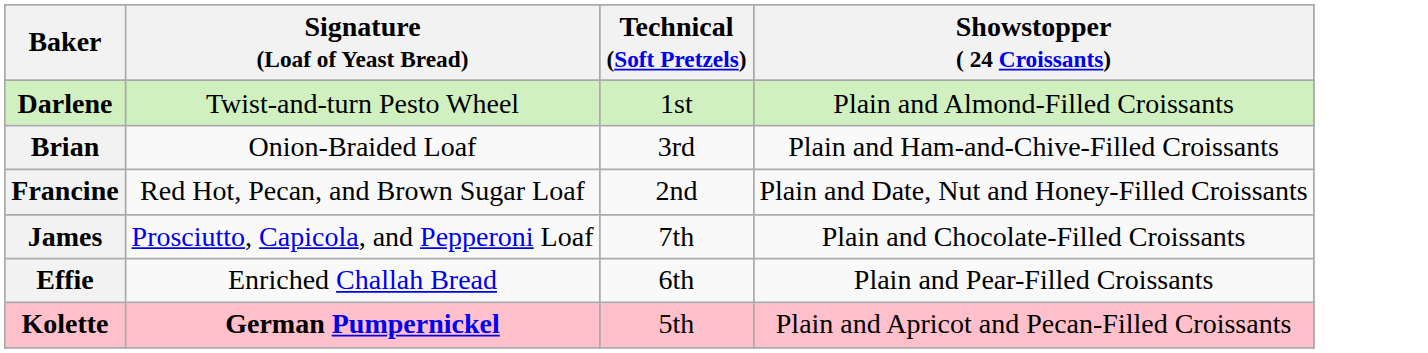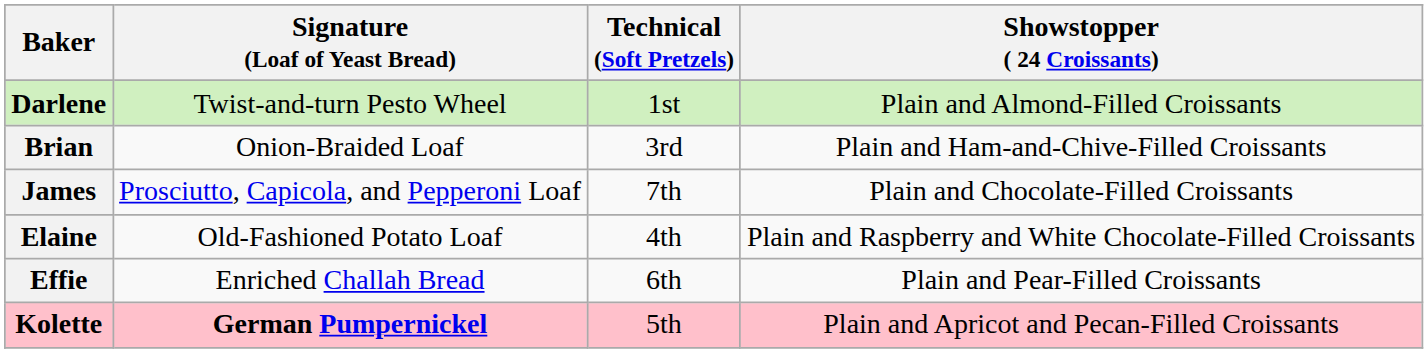- row: (65, 191)
+ row: (59, 235)
